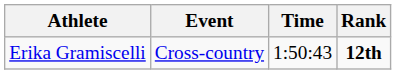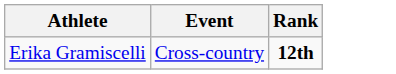- column: (303, 20)
